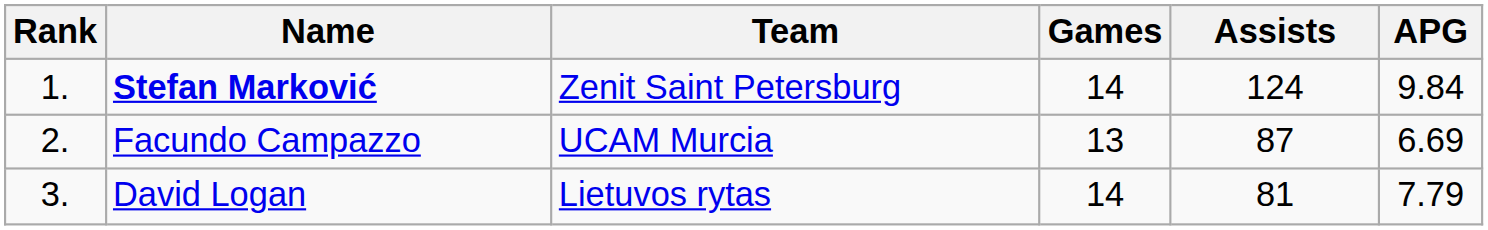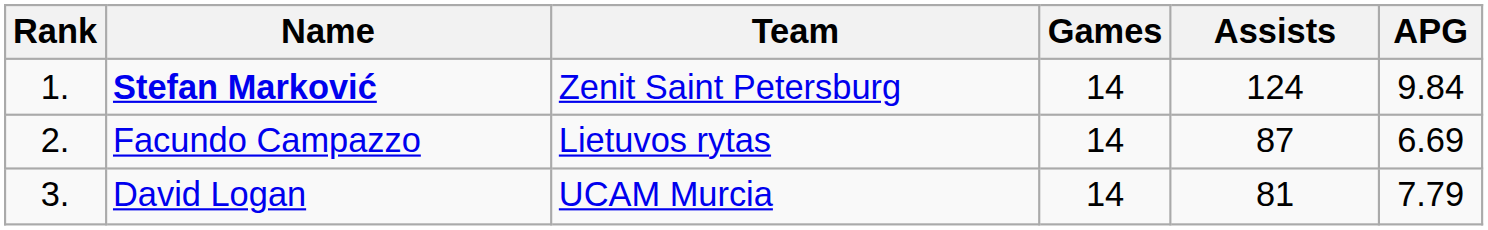(666, 140) UCAM Murcia -> (665, 140) Lietuvos rytas
(1105, 140) 13 -> (1105, 140) 14
(665, 195) Lietuvos rytas -> (666, 195) UCAM Murcia
